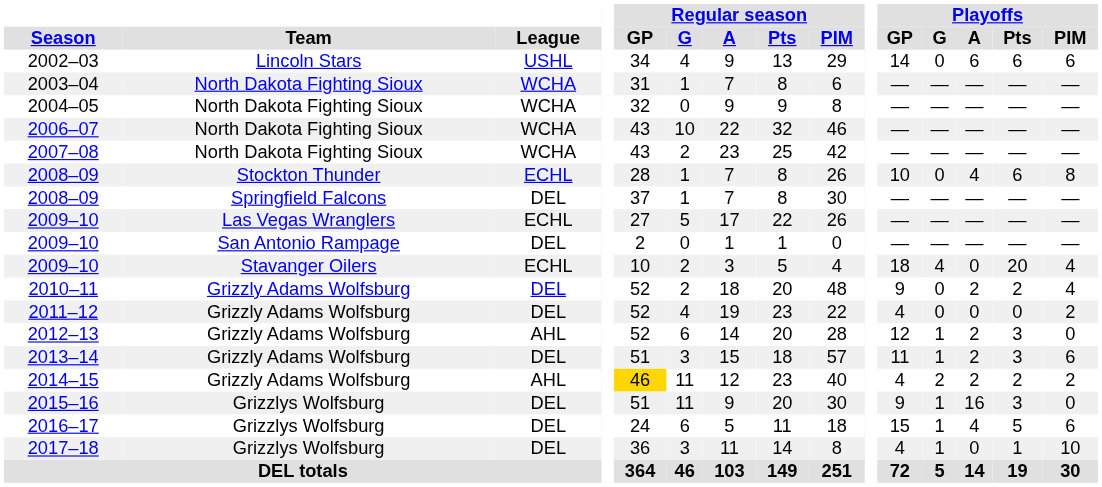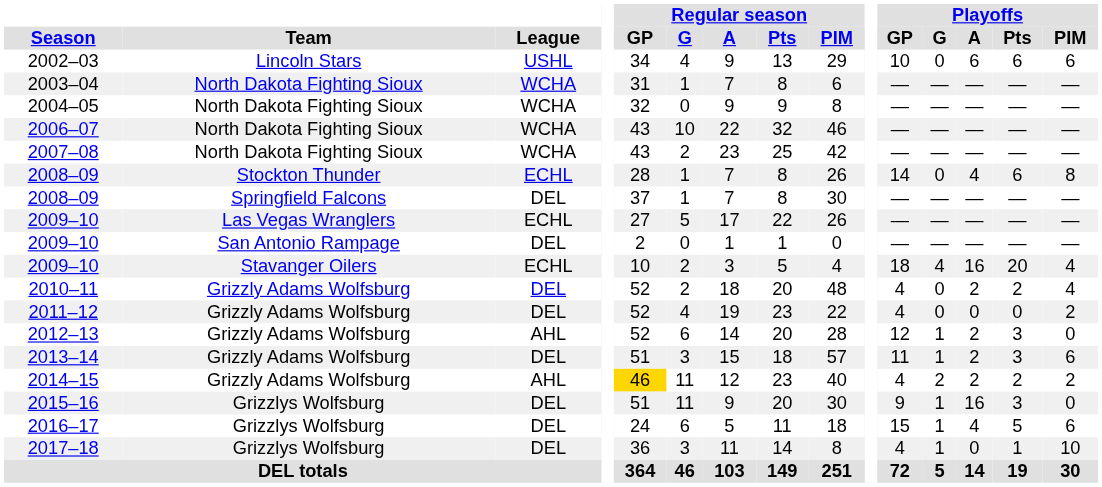(900, 60) 14 -> (900, 60) 10
(900, 174) 10 -> (900, 174) 14
(974, 266) 0 -> (974, 266) 16
(900, 288) 9 -> (900, 288) 4
